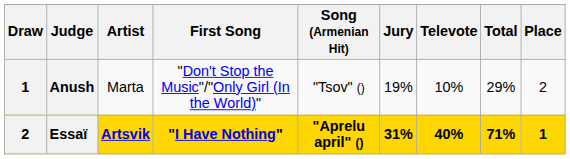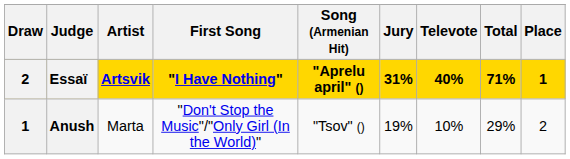rows swapped: (72, 87) <-> (68, 134)
